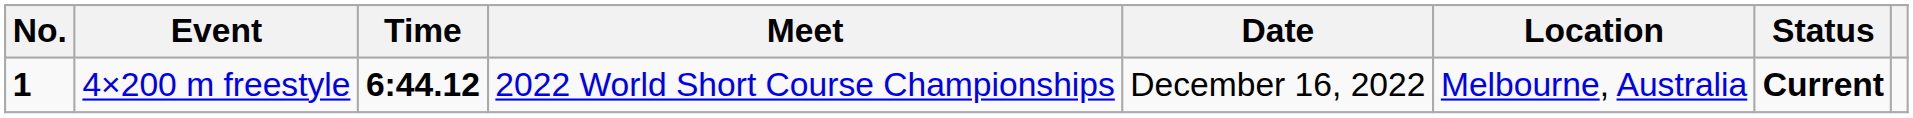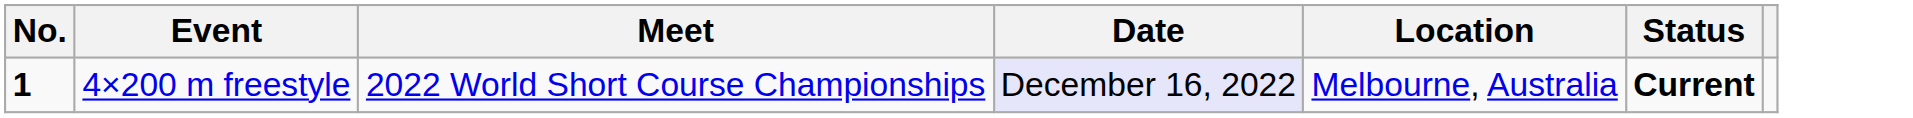- column: (423, 31)
(1278, 84) no background -> (1148, 84) lavender background
